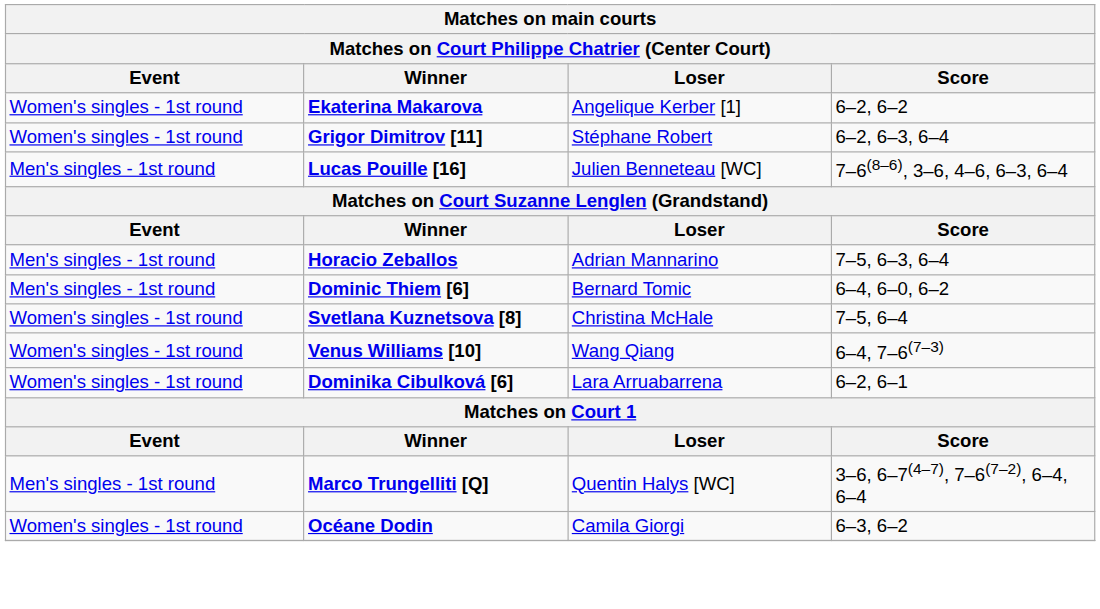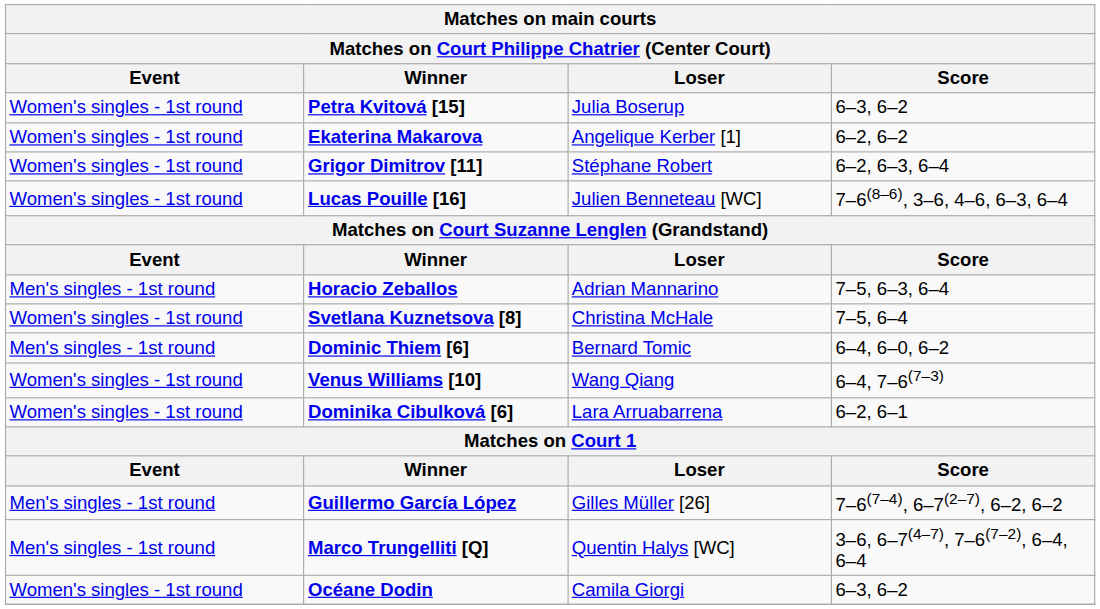+ row: (386, 107)
(112, 168) Men's singles - 1st round -> (126, 198) Women's singles - 1st round
rows swapped: (415, 318) <-> (388, 289)
+ row: (412, 502)
